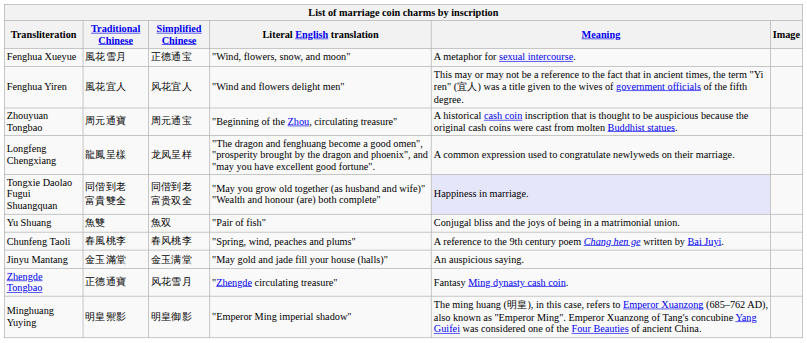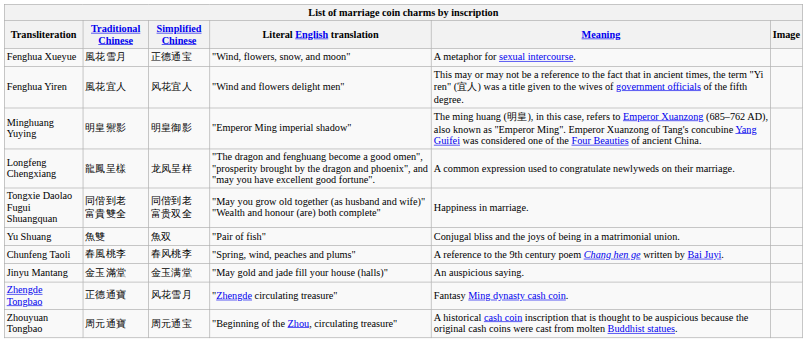rows swapped: (30, 317) <-> (27, 121)
(481, 194) lavender background -> (481, 207) no background
